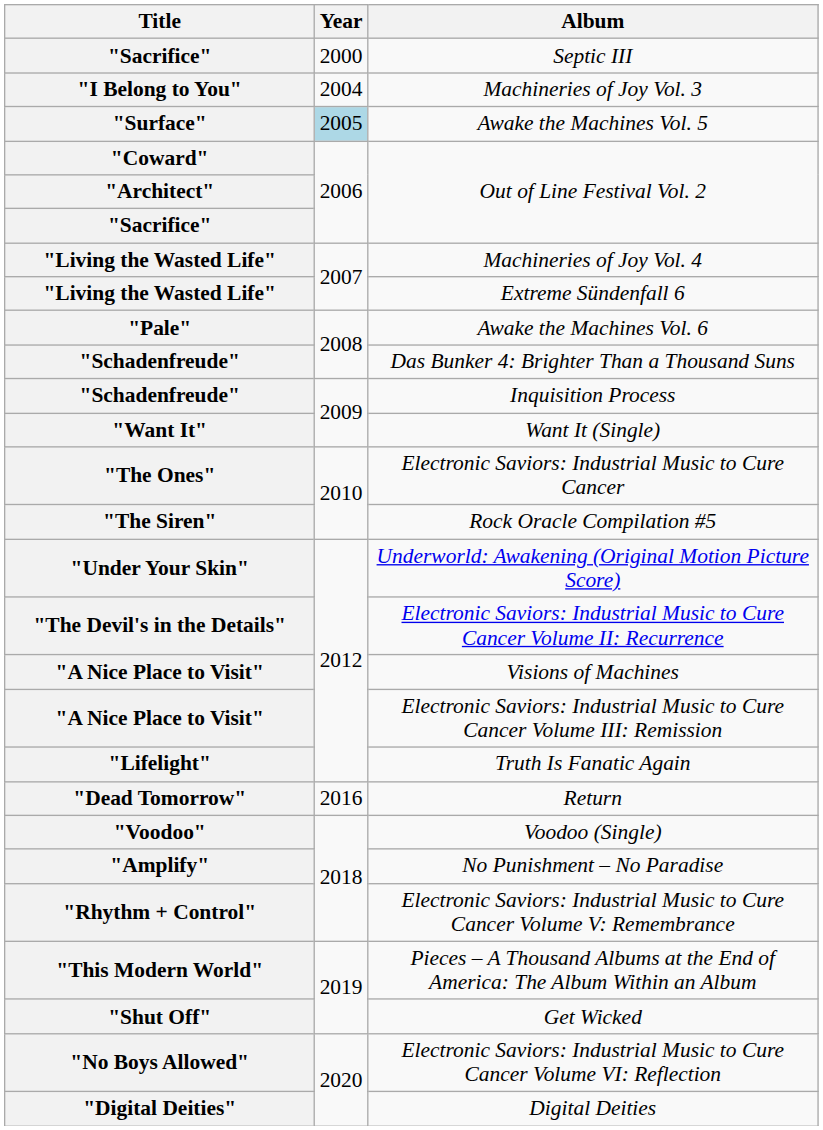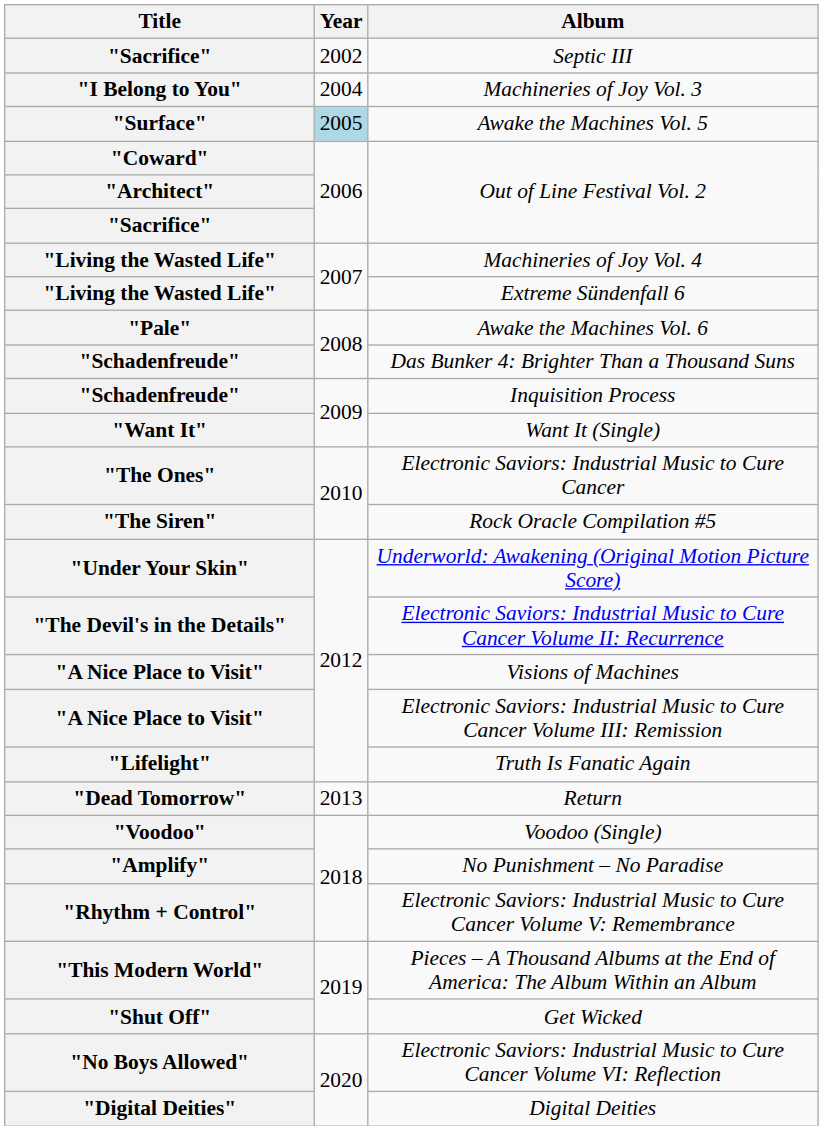(341, 55) 2000 -> (341, 55) 2002
(341, 798) 2016 -> (341, 798) 2013
